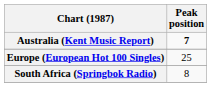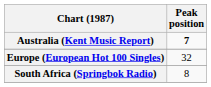(187, 57) 25 -> (187, 57) 32
